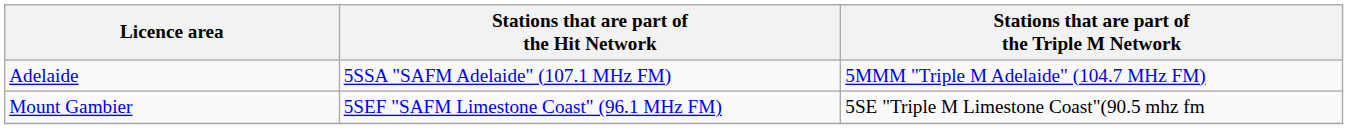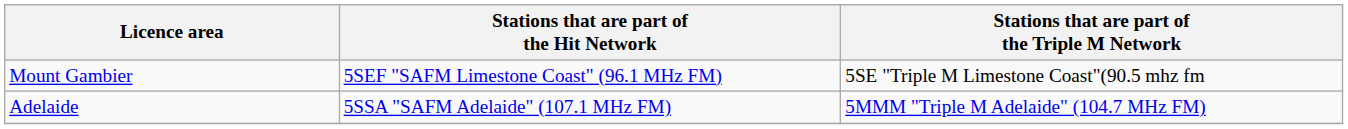rows swapped: (44, 75) <-> (71, 107)
